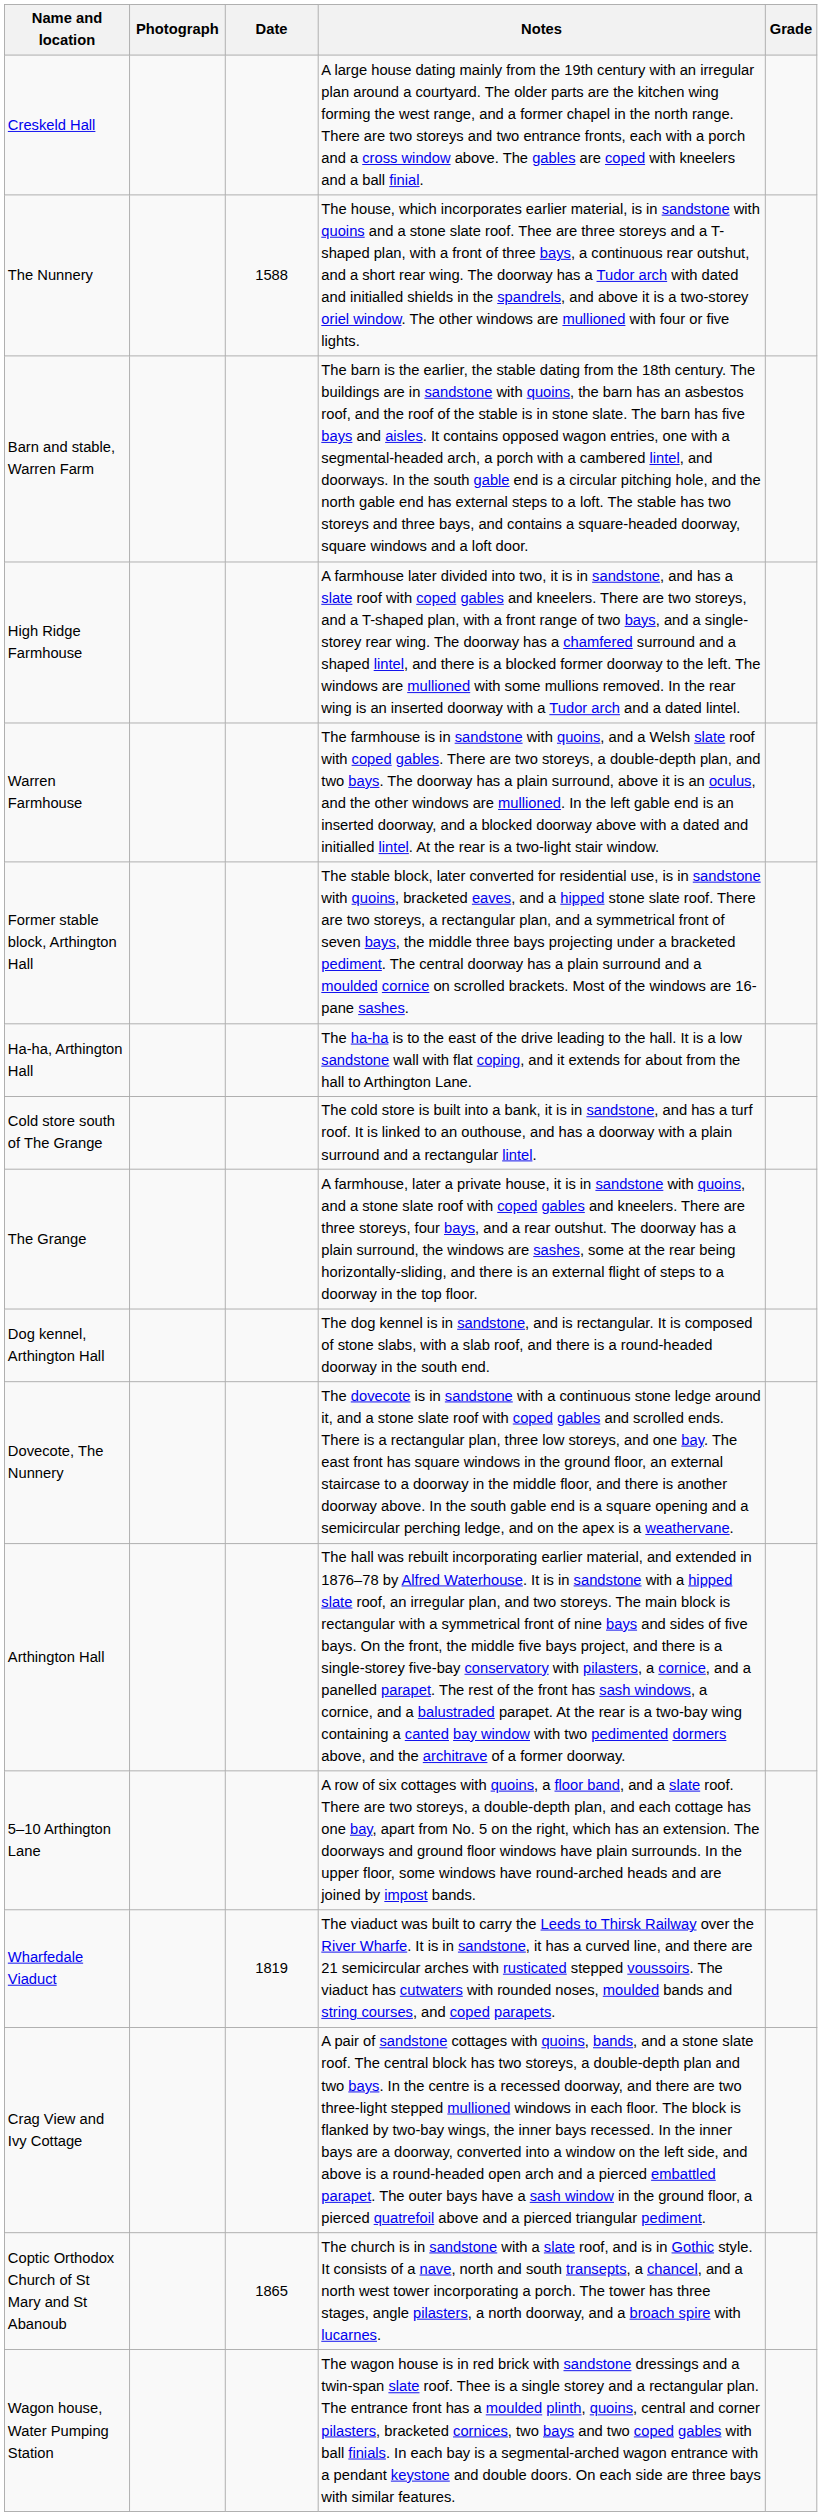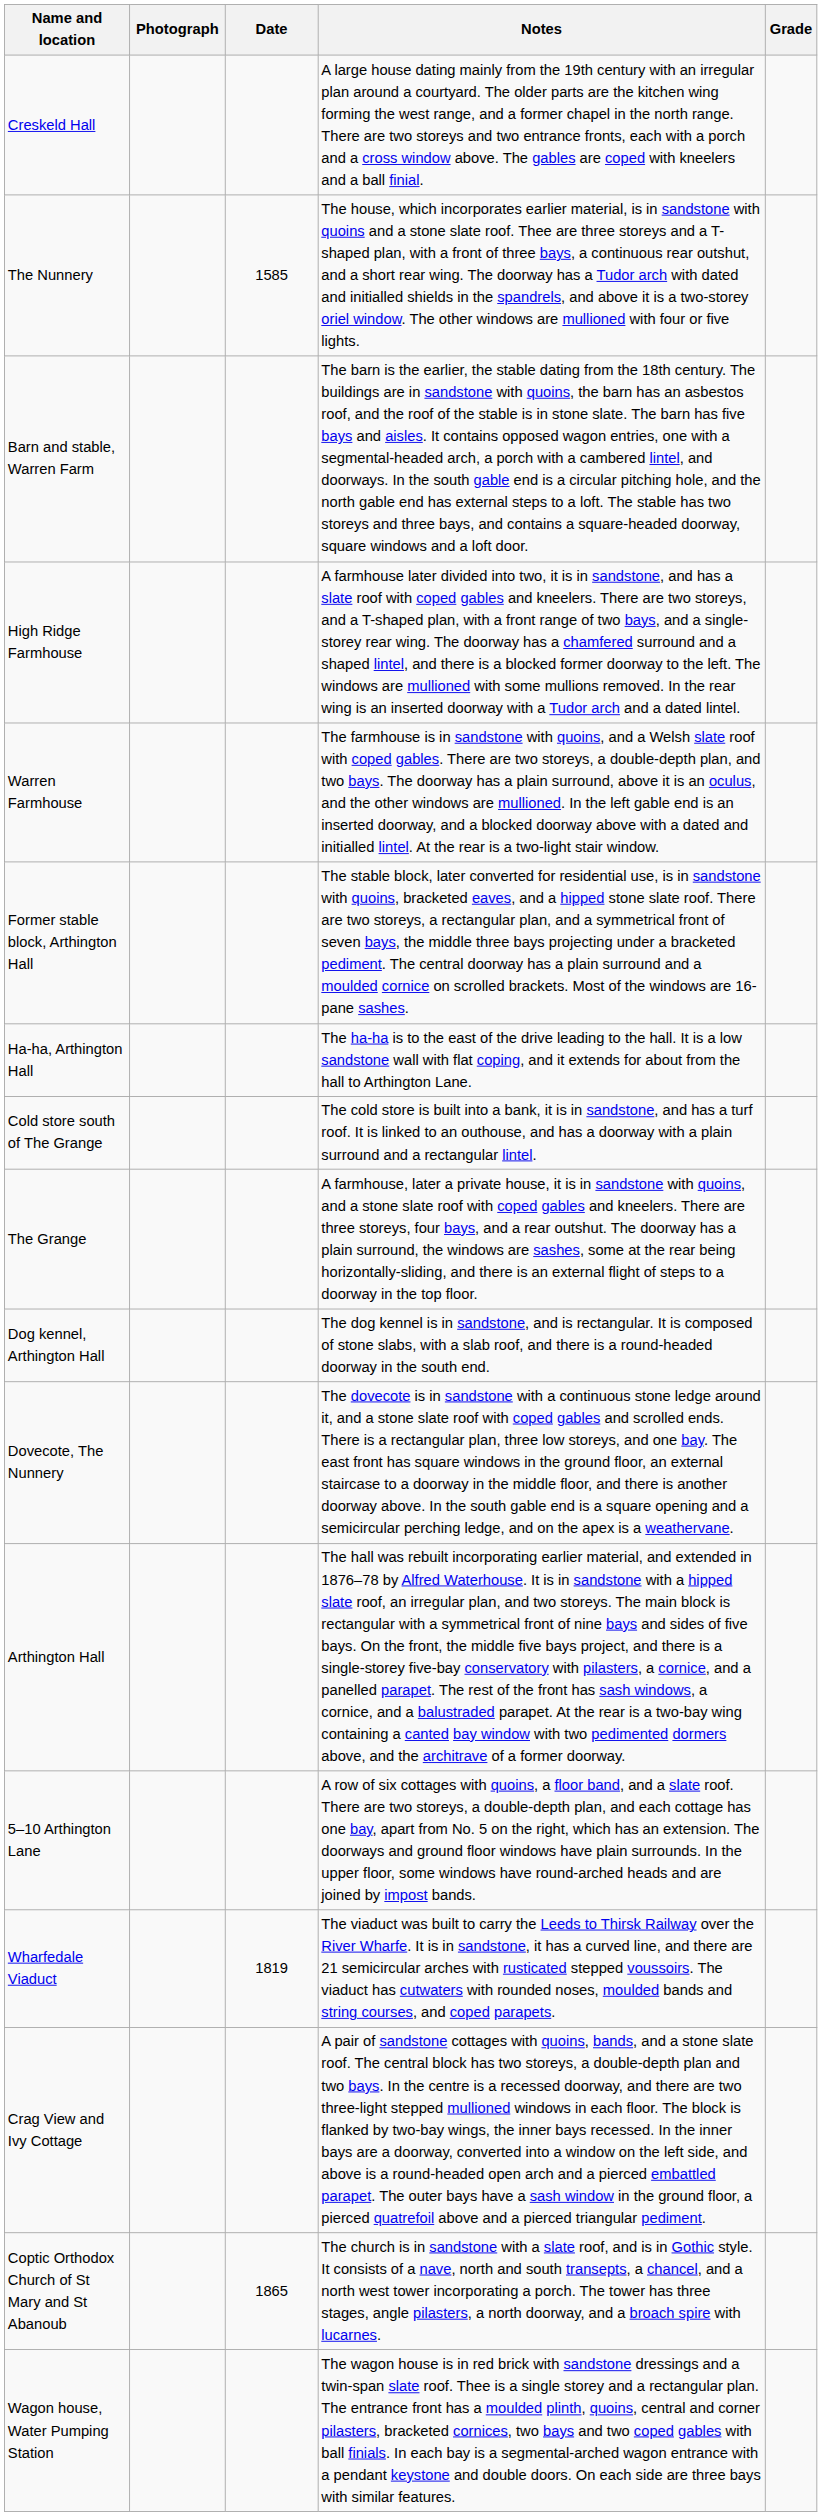(272, 275) 1588 -> (272, 275) 1585
